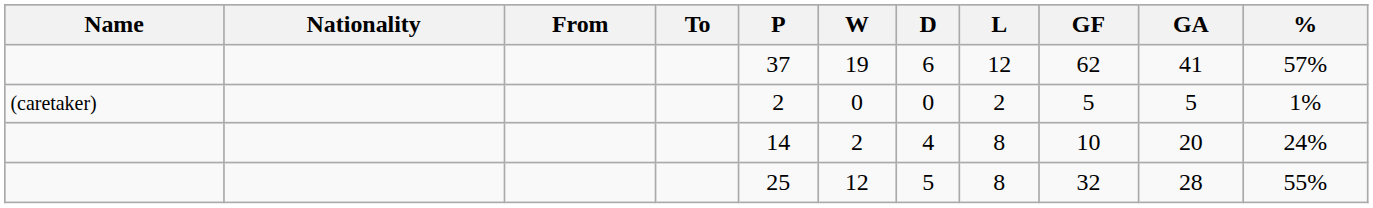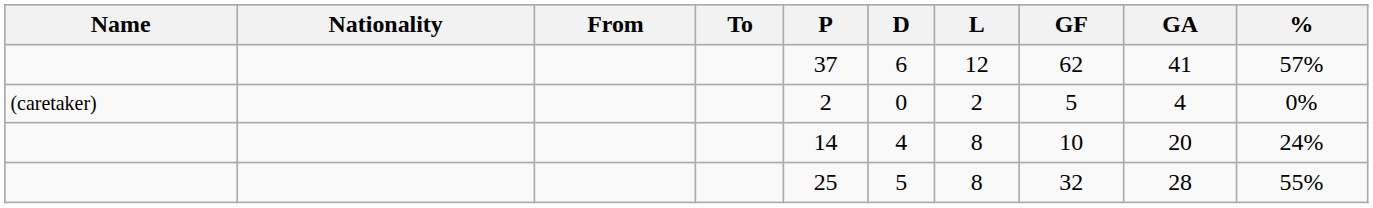- column: (857, 24)
(1191, 103) 5 -> (1180, 103) 4
(1305, 103) 1% -> (1302, 103) 0%
